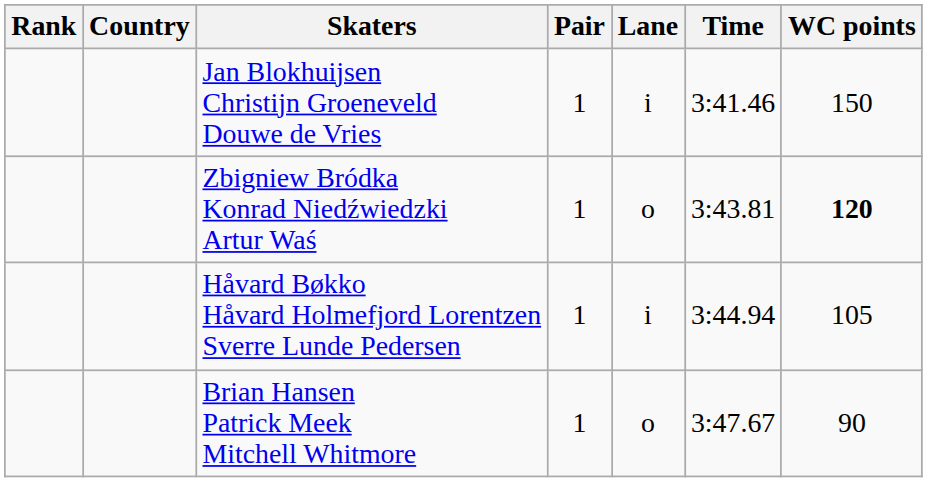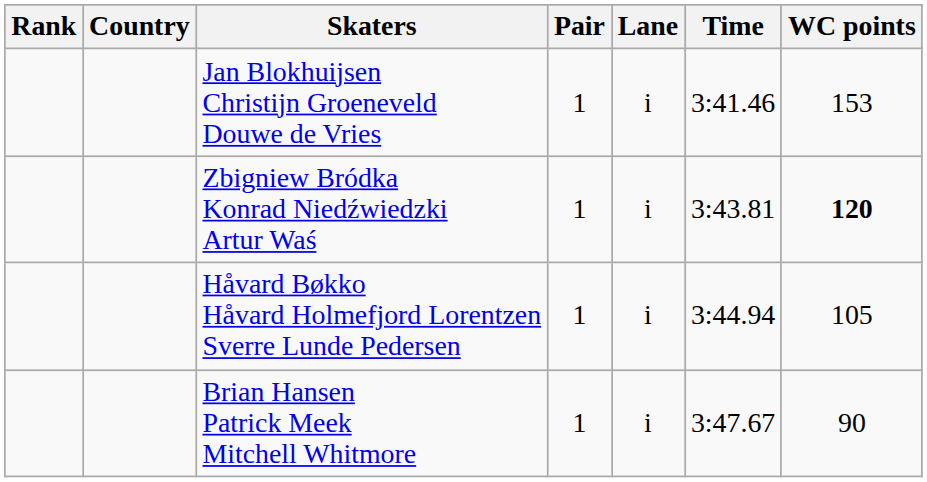(852, 102) 150 -> (852, 102) 153
(648, 208) o -> (648, 208) i
(648, 422) o -> (648, 422) i
